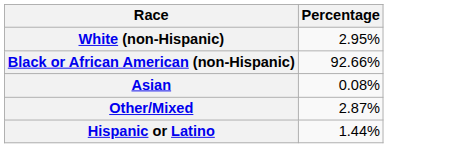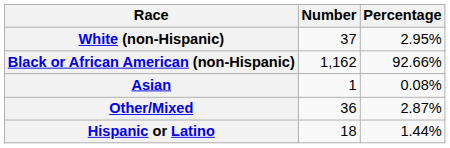+ column: (329, 16)
